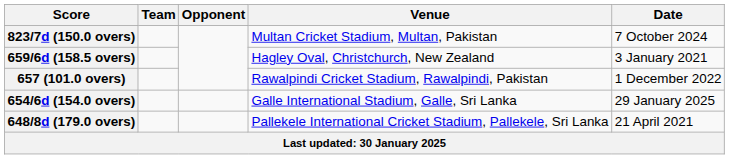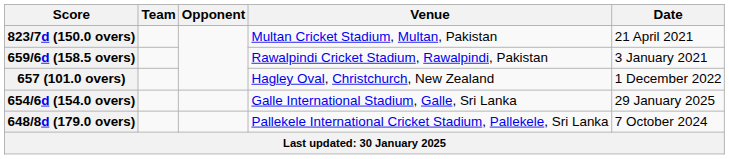(661, 36) 7 October 2024 -> (654, 36) 21 April 2021
(373, 57) Hagley Oval, Christchurch, New Zealand -> (400, 57) Rawalpindi Cricket Stadium, Rawalpindi, Pakistan
(400, 79) Rawalpindi Cricket Stadium, Rawalpindi, Pakistan -> (373, 79) Hagley Oval, Christchurch, New Zealand
(654, 121) 21 April 2021 -> (661, 121) 7 October 2024
